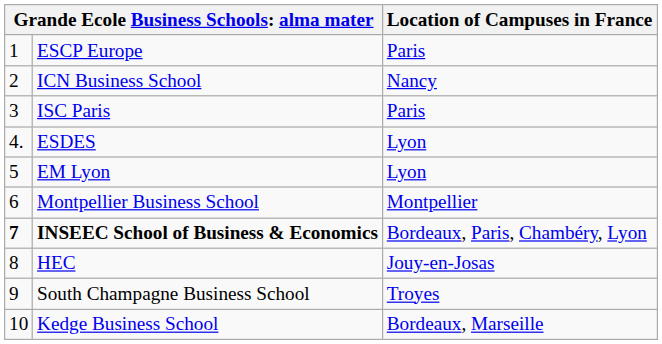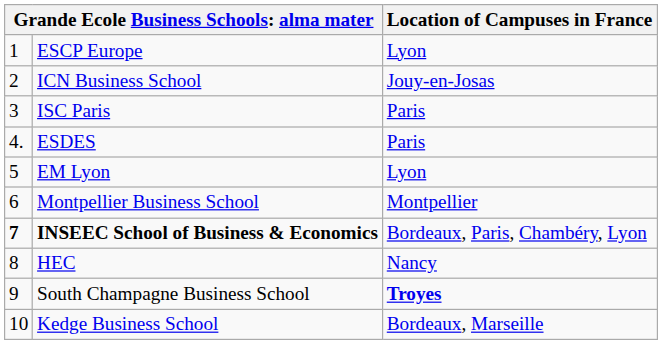(406, 50) Paris -> (407, 50) Lyon
(412, 80) Nancy -> (441, 80) Jouy-en-Josas
(407, 141) Lyon -> (406, 141) Paris
(441, 263) Jouy-en-Josas -> (412, 263) Nancy
(413, 293) normal -> (414, 293) bold
